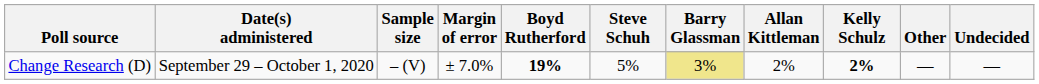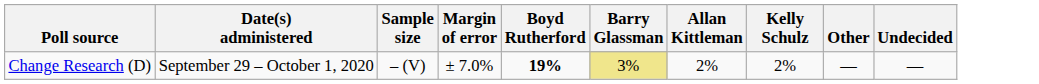- column: (628, 28)
(862, 65) bold -> (785, 65) normal
